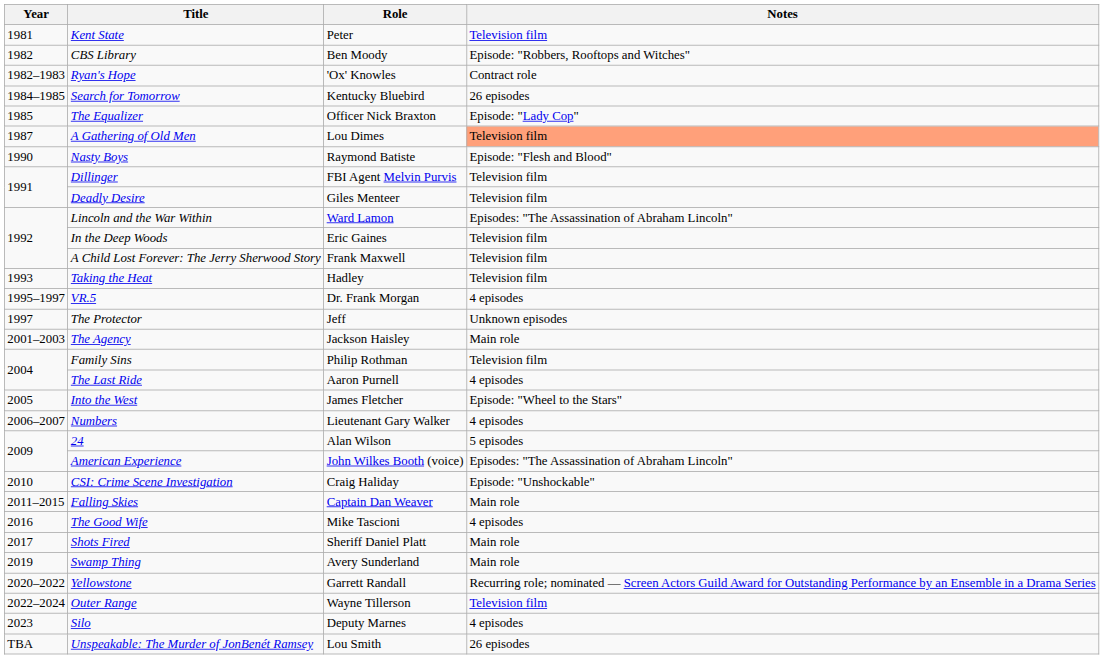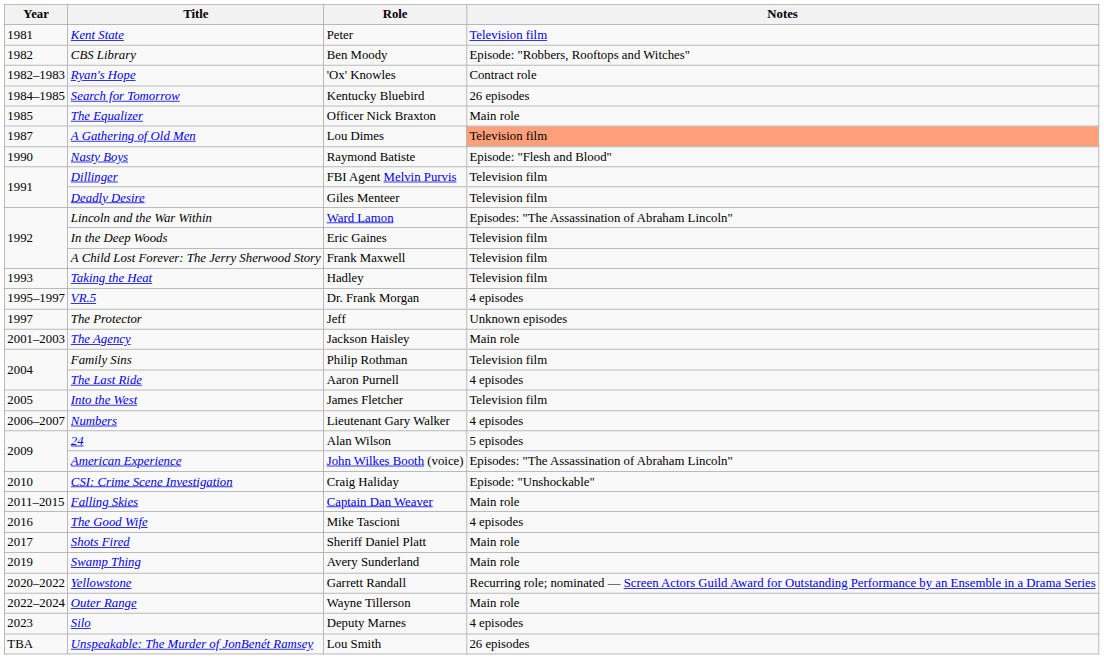(524, 116) Episode: "Lady Cop" -> (494, 116) Main role
(546, 400) Episode: "Wheel to the Stars" -> (508, 400) Television film
(508, 603) Television film -> (494, 603) Main role
